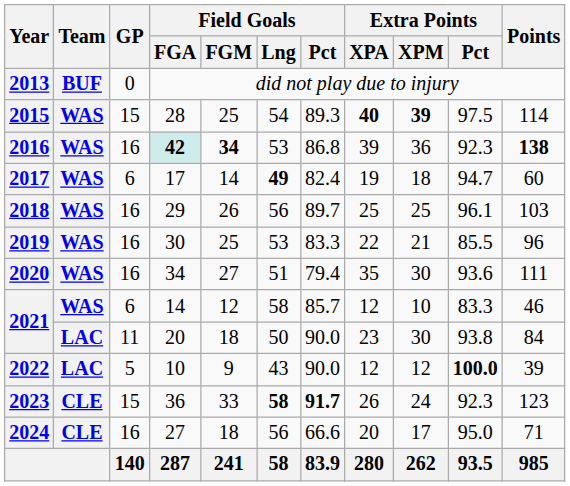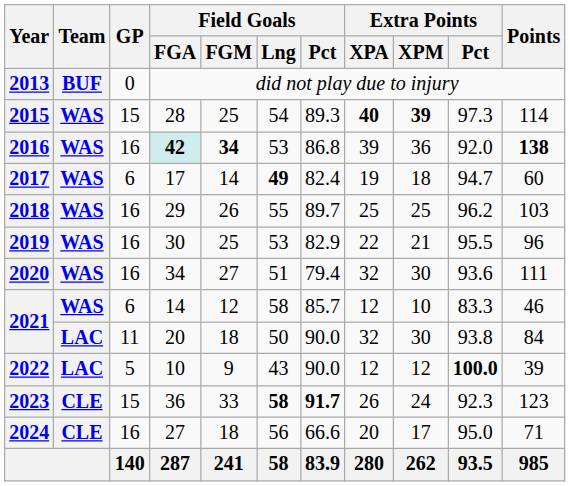(475, 115) 97.5 -> (475, 115) 97.3
(475, 147) 92.3 -> (475, 147) 92.0
(278, 210) 56 -> (278, 210) 55
(475, 210) 96.1 -> (475, 210) 96.2
(322, 242) 83.3 -> (322, 242) 82.9
(475, 242) 85.5 -> (475, 242) 95.5
(369, 274) 35 -> (369, 274) 32
(369, 337) 23 -> (369, 337) 32
